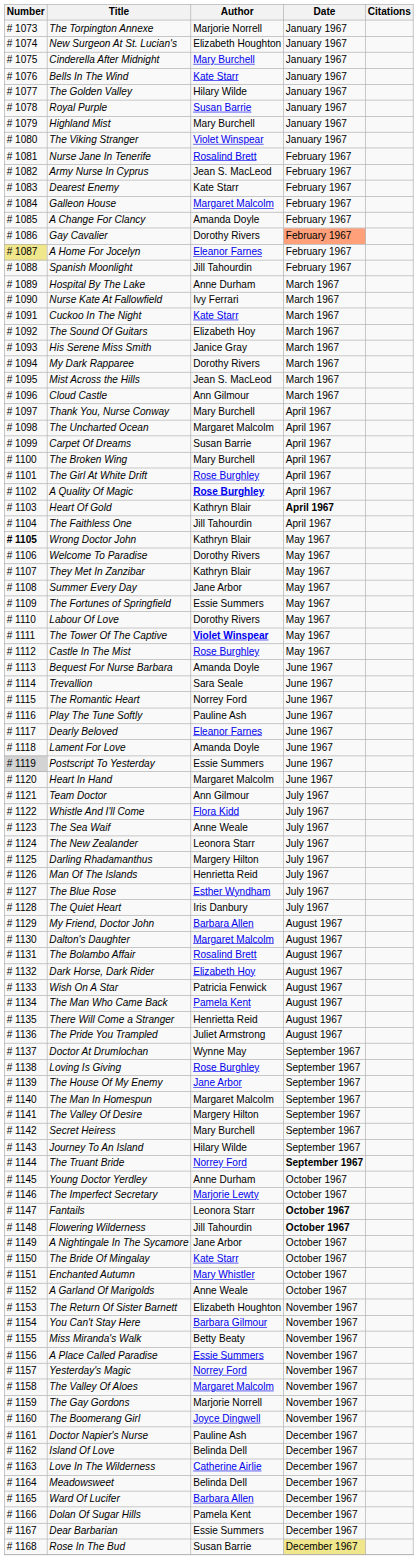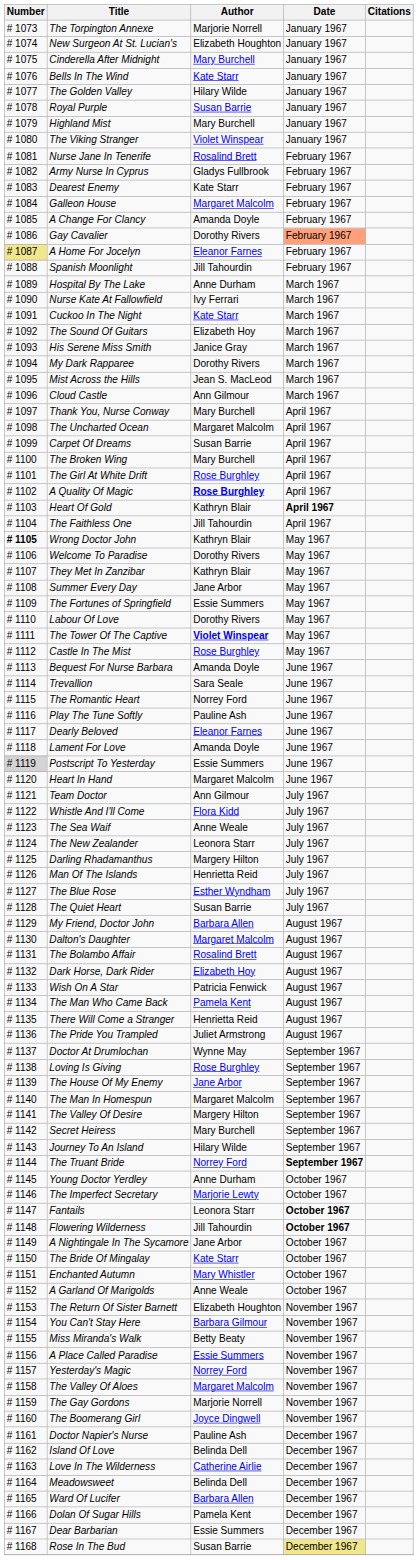(232, 172) Jean S. MacLeod -> (231, 172) Gladys Fullbrook
(220, 907) Iris Danbury -> (222, 907) Susan Barrie
